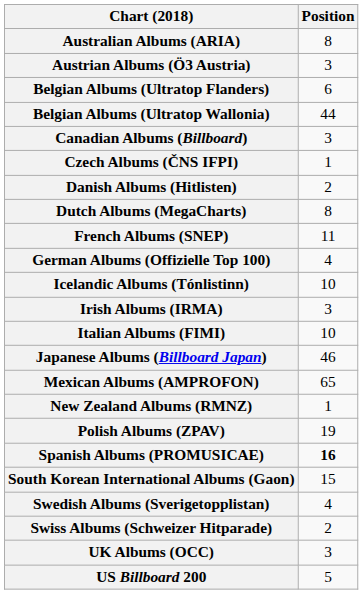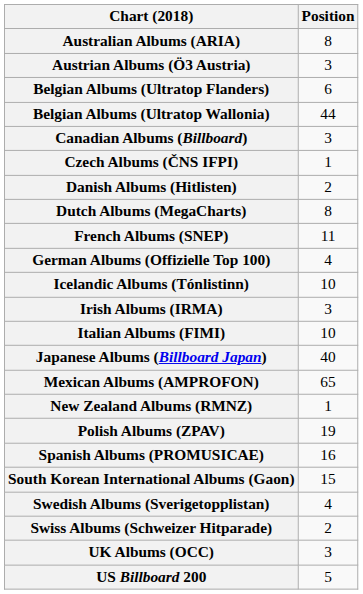(328, 357) 46 -> (328, 357) 40
(328, 455) bold -> (328, 455) normal
